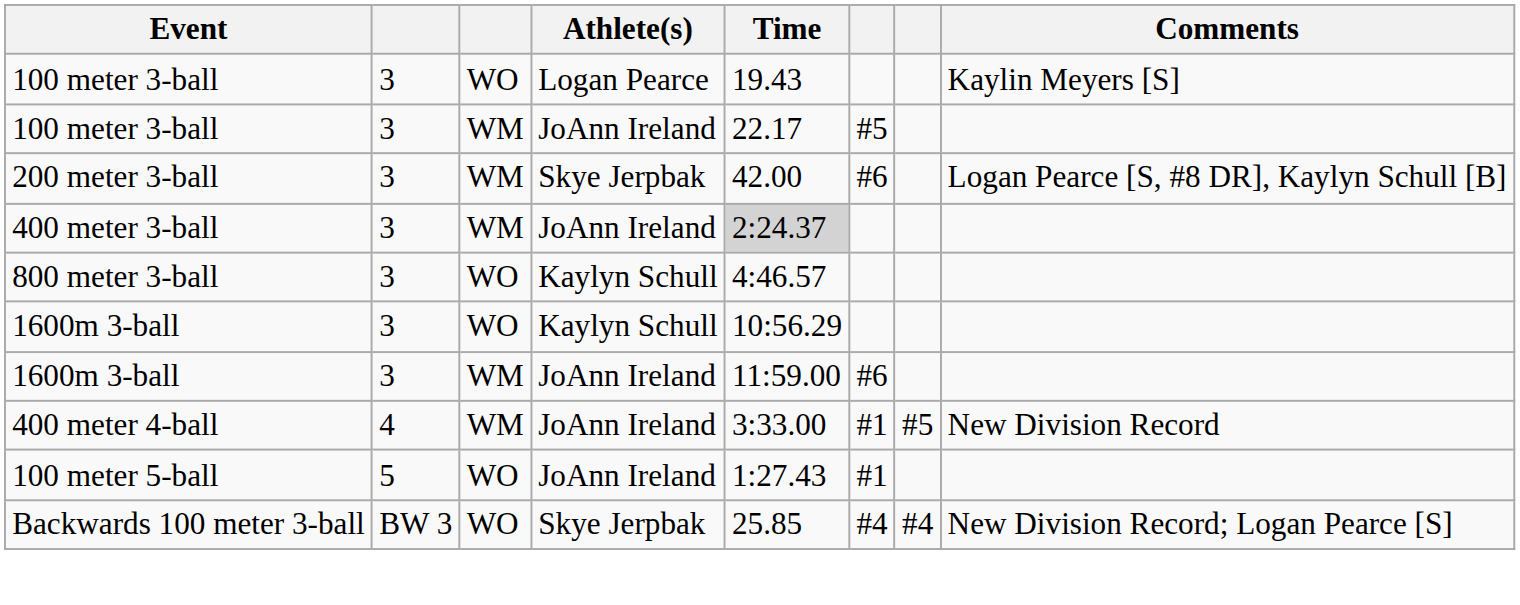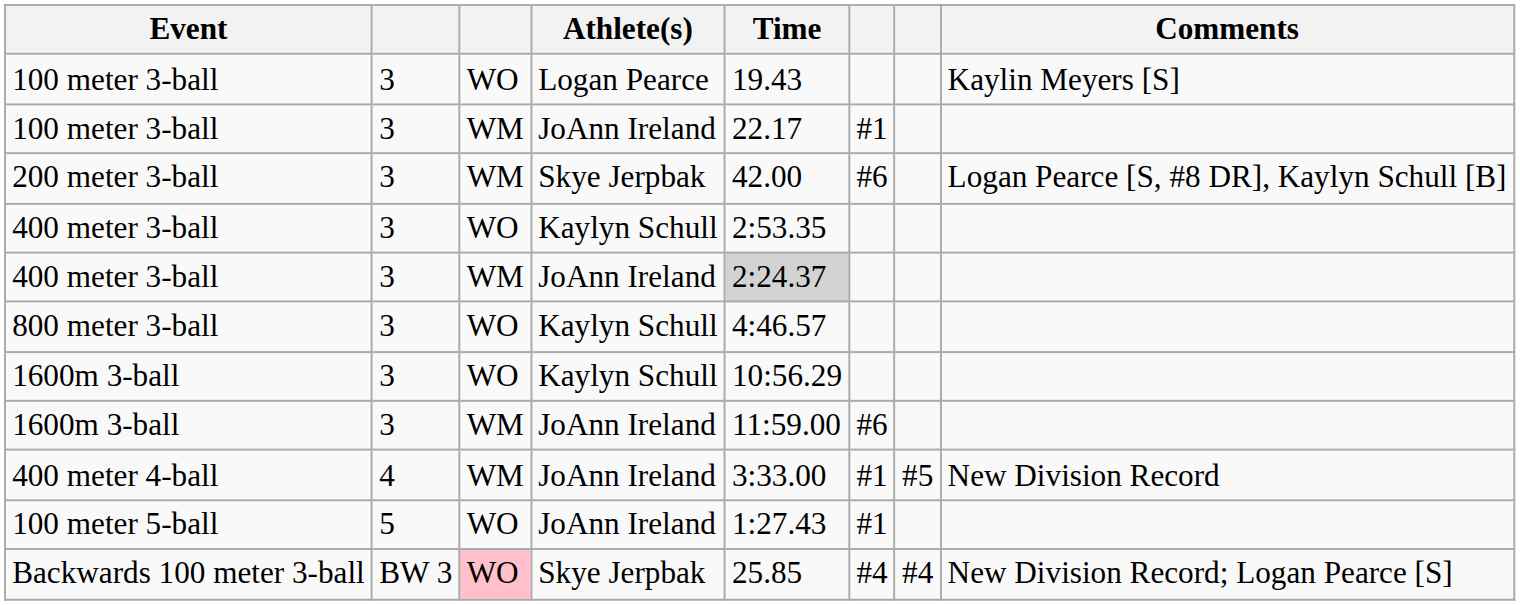(872, 128) #5 -> (872, 128) #1
+ row: (115, 227)
(493, 524) no background -> (493, 573) pink background
